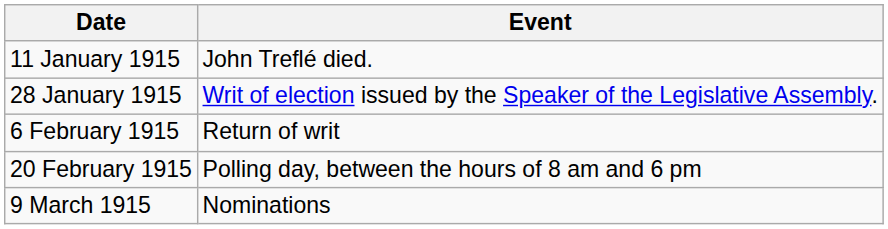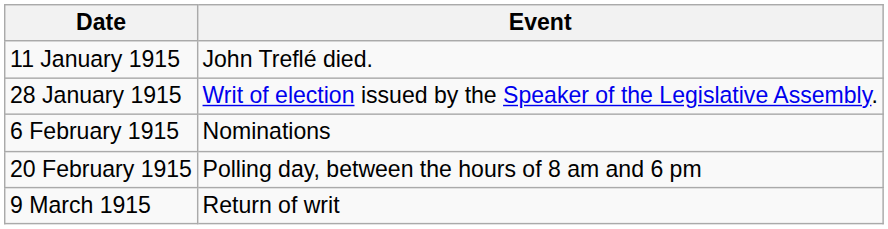(271, 132) Return of writ -> (267, 132) Nominations
(267, 205) Nominations -> (271, 205) Return of writ
